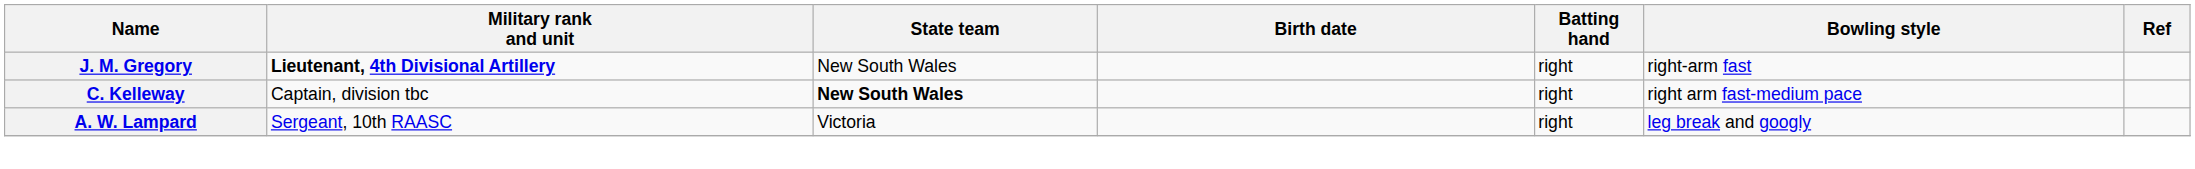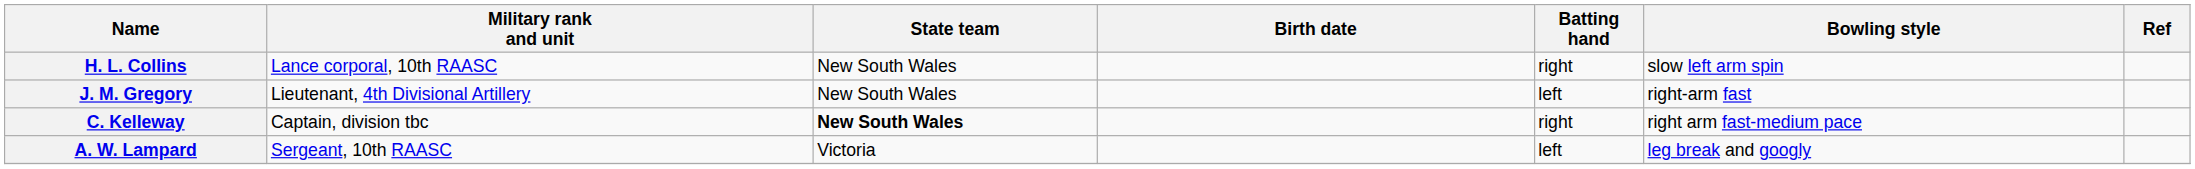+ row: (136, 66)
(413, 66) bold -> (401, 94) normal
(1555, 66) right -> (1550, 94) left
(1555, 122) right -> (1550, 150) left
